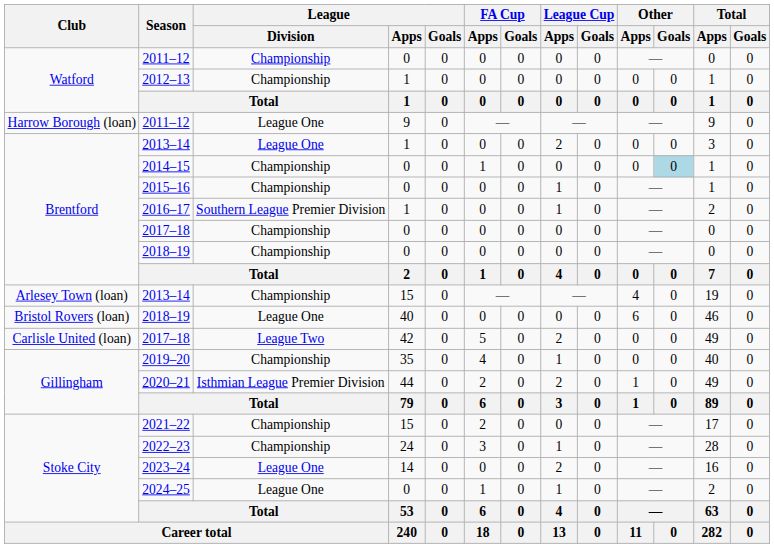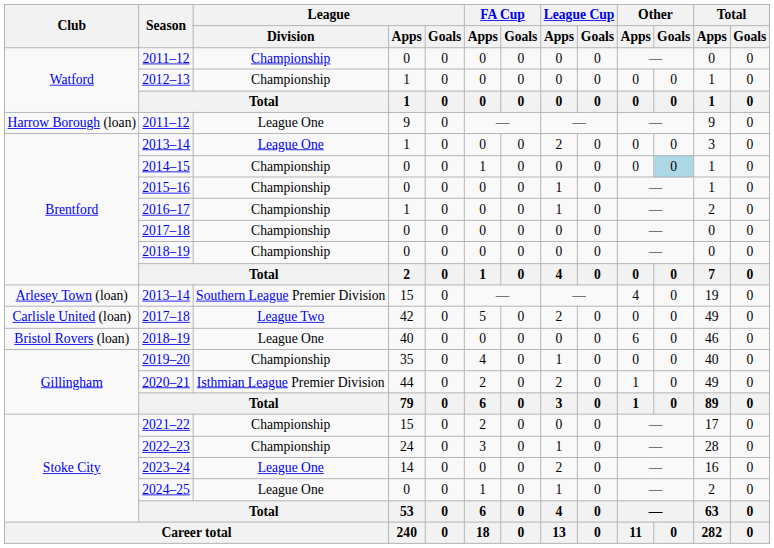(291, 209) Southern League Premier Division -> (291, 209) Championship
(291, 295) Championship -> (291, 295) Southern League Premier Division
rows swapped: (166, 338) <-> (166, 317)
